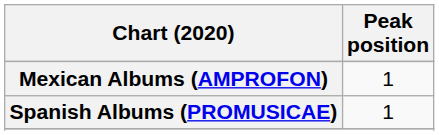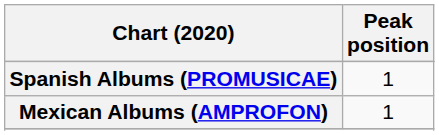rows swapped: (173, 78) <-> (173, 111)
